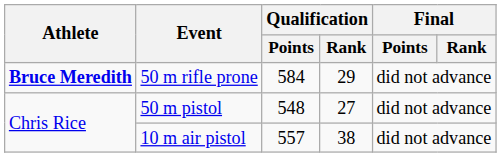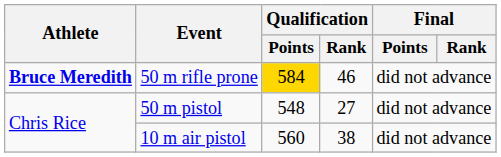(291, 78) no background -> (291, 78) gold background
(346, 78) 29 -> (346, 78) 46
(291, 137) 557 -> (291, 137) 560
